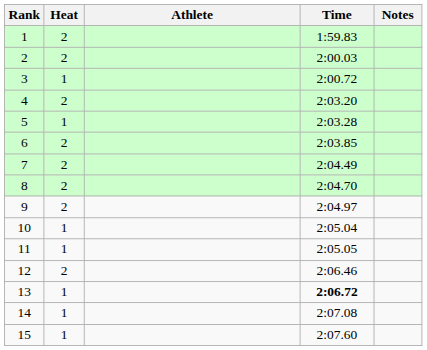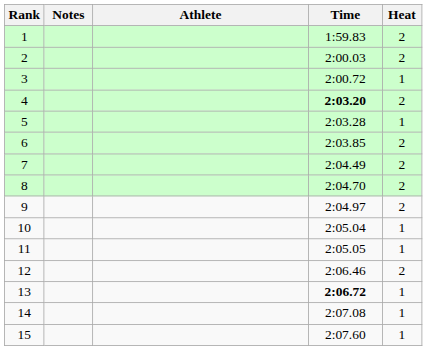columns swapped: (64, 15) <-> (398, 15)
(337, 100) normal -> (345, 100) bold
